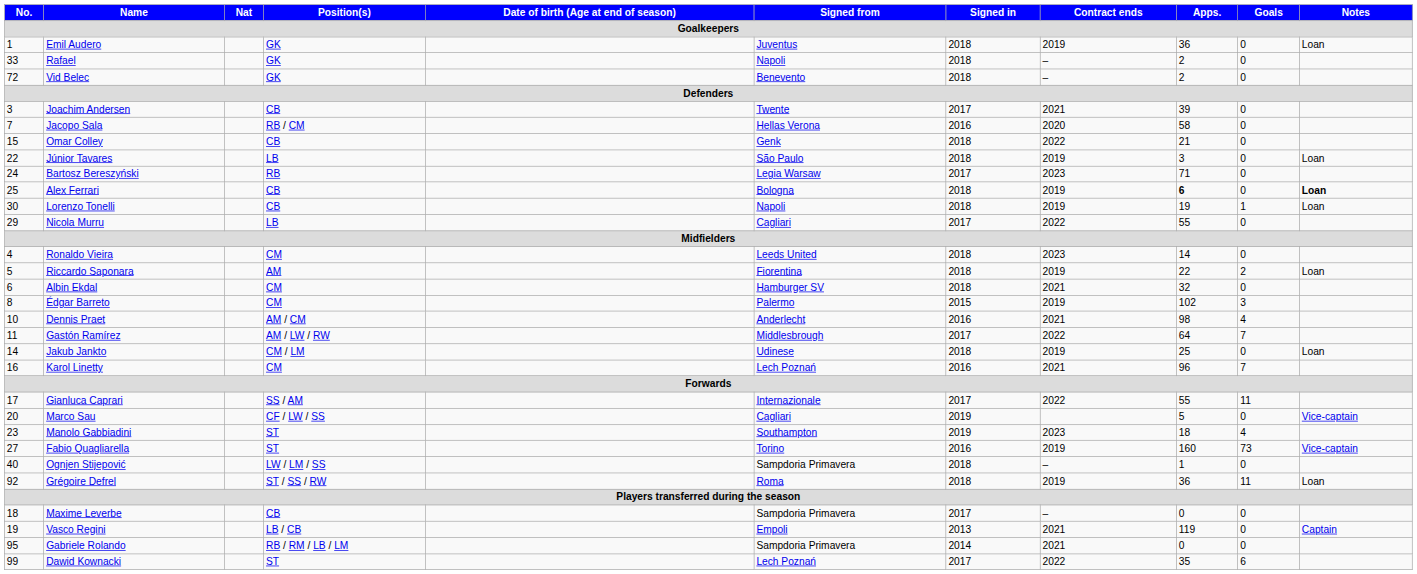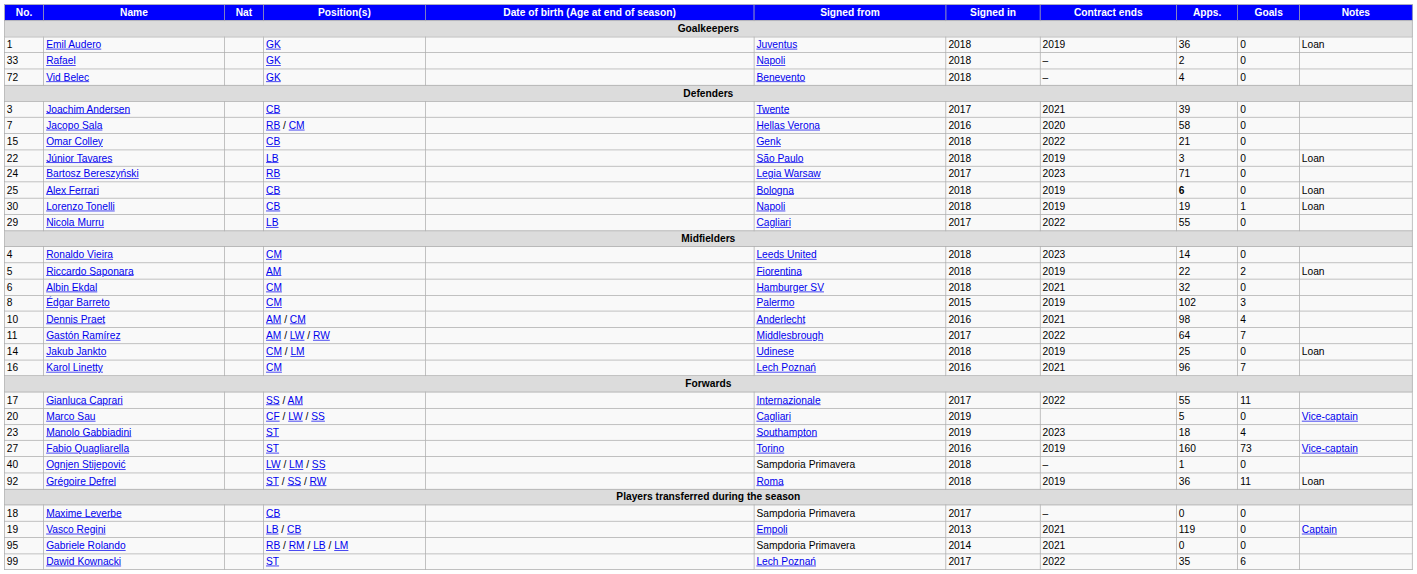(1182, 77) 2 -> (1182, 77) 4
(1314, 190) bold -> (1313, 190) normal
